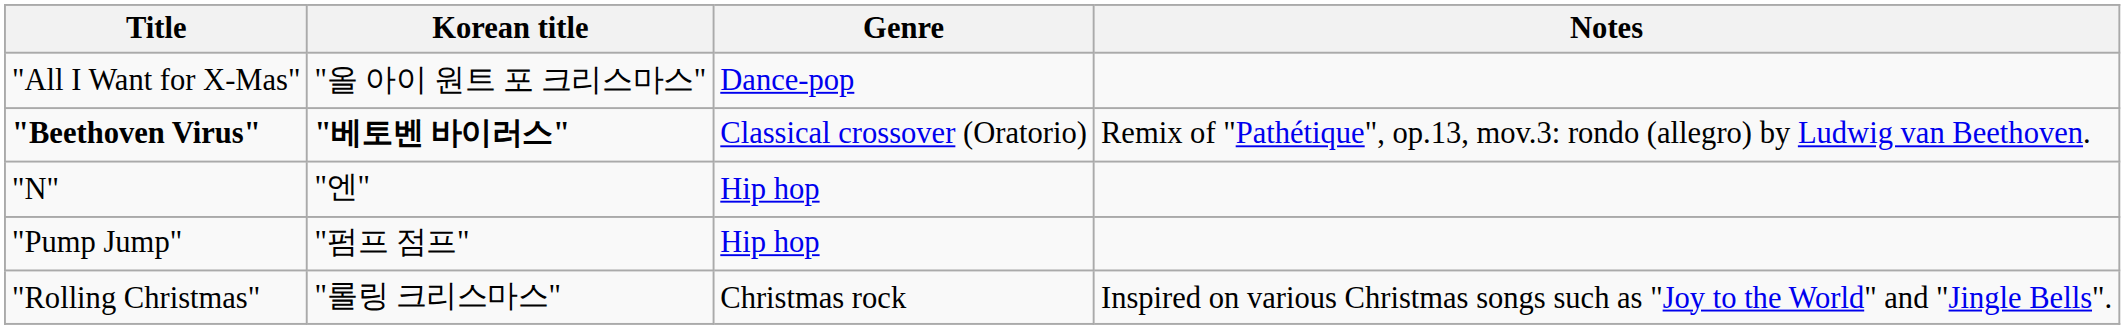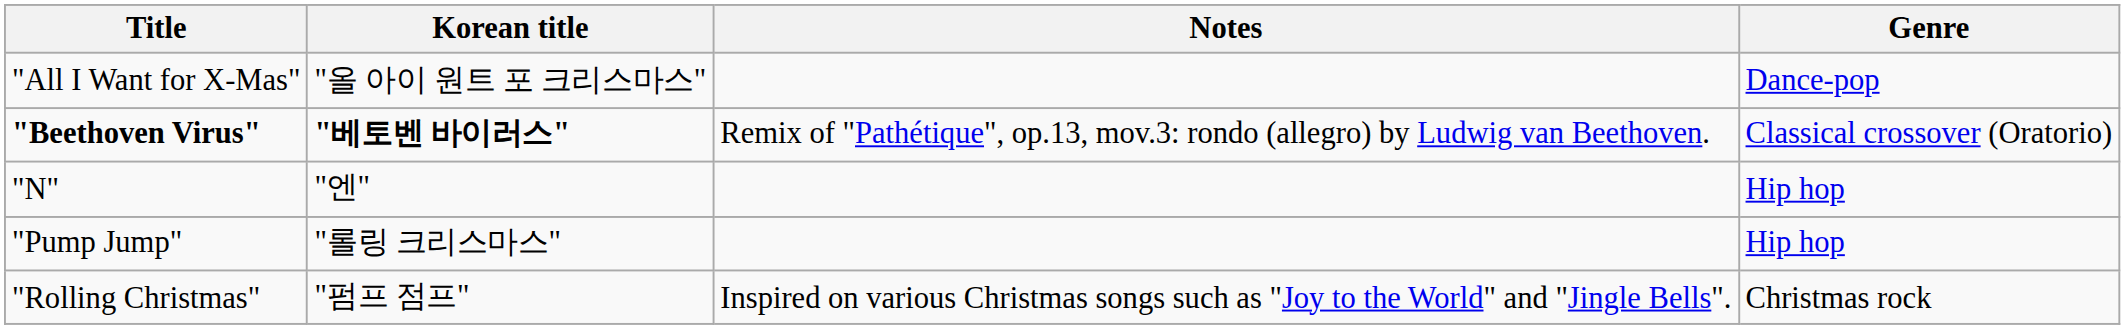columns swapped: (904, 28) <-> (1607, 28)
(392, 241) "펌프 점프" -> (438, 241) "롤링 크리스마스"
(438, 295) "롤링 크리스마스" -> (392, 295) "펌프 점프"
